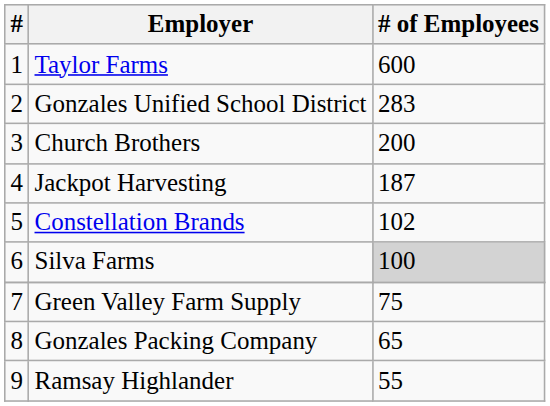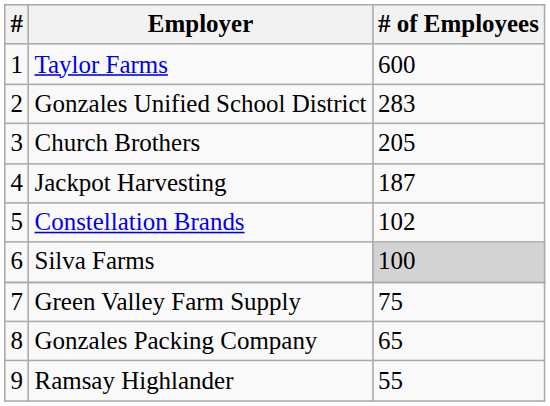(397, 143) 200 -> (397, 143) 205
